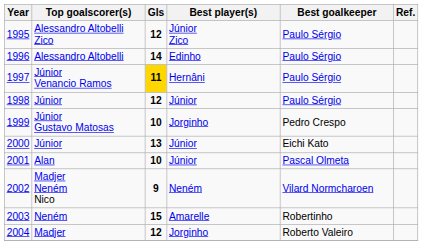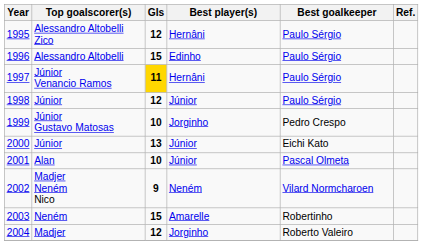(183, 34) Júnior Zico -> (187, 34) Hernâni
(156, 56) 14 -> (156, 56) 15
